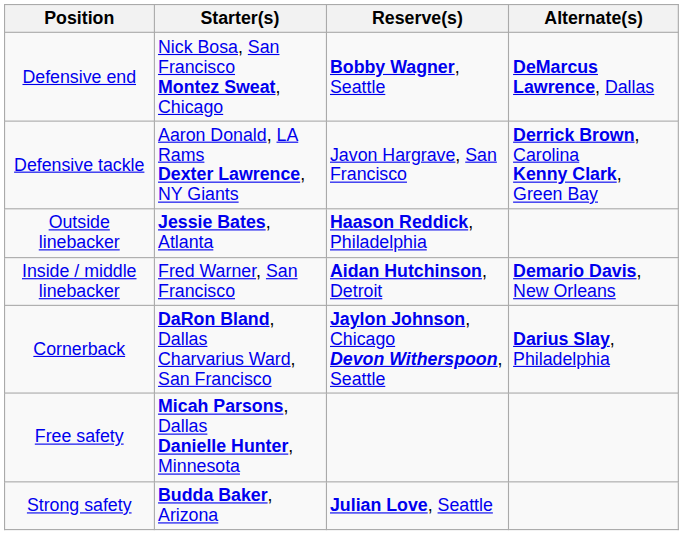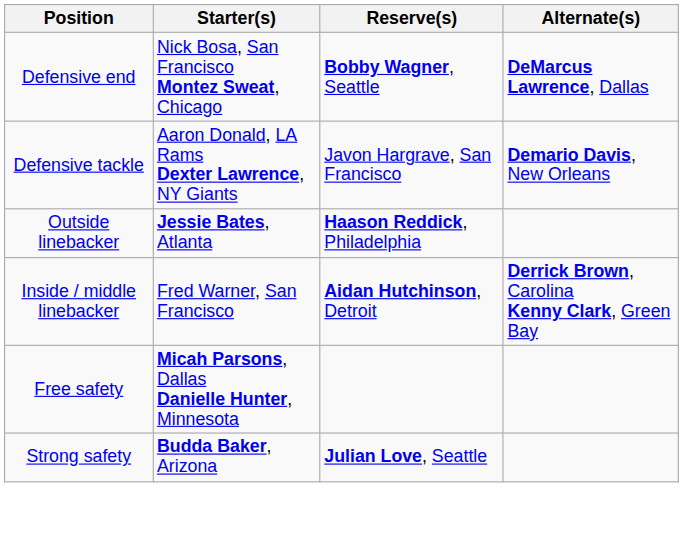(576, 164) Derrick Brown, Carolina Kenny Clark, Green Bay -> (572, 164) Demario Davis, New Orleans
(577, 281) Demario Davis, New Orleans -> (589, 301) Derrick Brown, Carolina Kenny Clark, Green Bay
- row: (79, 349)
